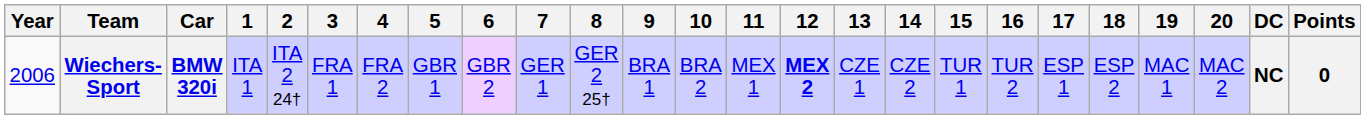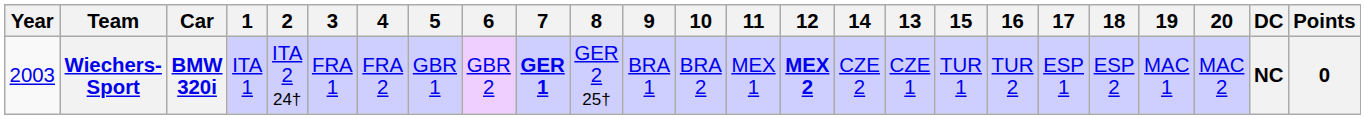columns swapped: (860, 20) <-> (910, 20)
(32, 75) 2006 -> (32, 75) 2003
(543, 75) normal -> (543, 75) bold
